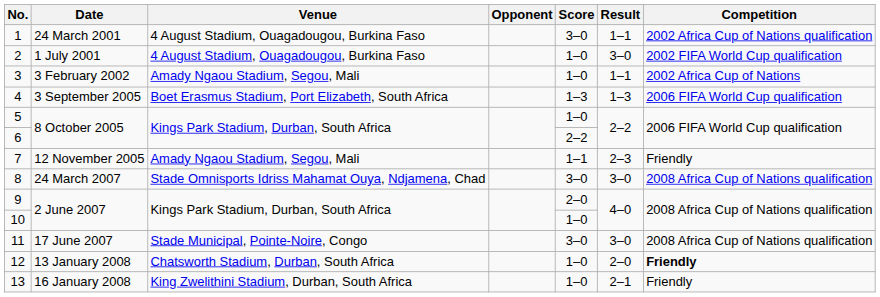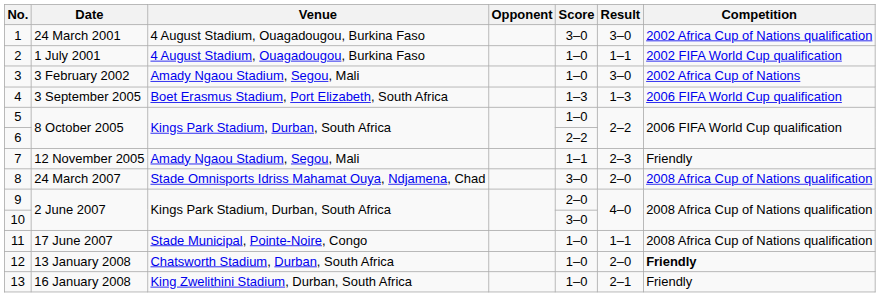(620, 35) 1–1 -> (620, 35) 3–0
(620, 55) 3–0 -> (620, 55) 1–1
(620, 76) 1–1 -> (620, 76) 3–0
(620, 179) 3–0 -> (620, 179) 2–0
(577, 220) 1–0 -> (577, 220) 3–0
(577, 240) 3–0 -> (577, 240) 1–0
(620, 240) 3–0 -> (620, 240) 1–1
